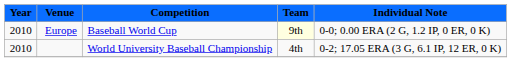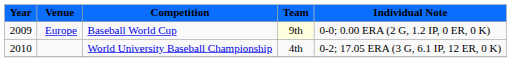(21, 30) 2010 -> (21, 30) 2009
